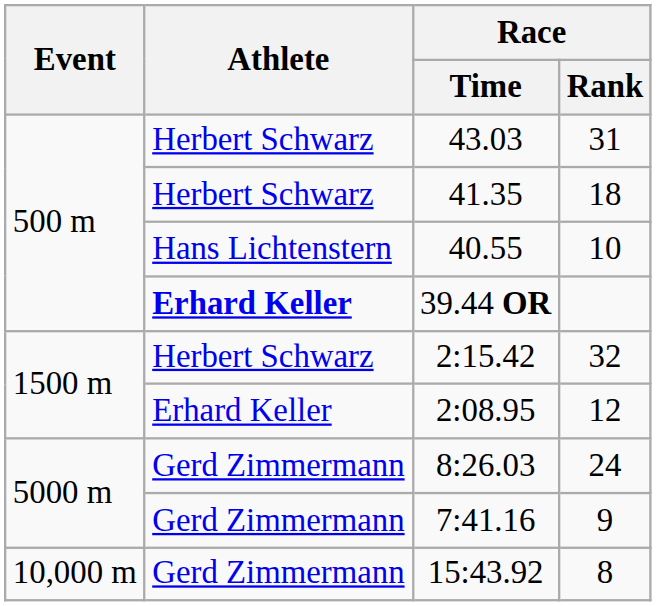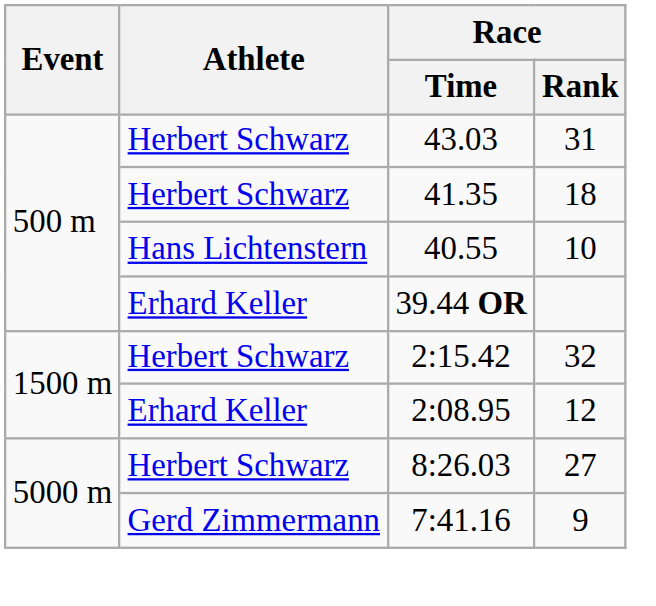(252, 302) bold -> (217, 302) normal
(278, 465) Gerd Zimmermann -> (238, 465) Herbert Schwarz
(605, 465) 24 -> (580, 465) 27
- row: (486, 573)
